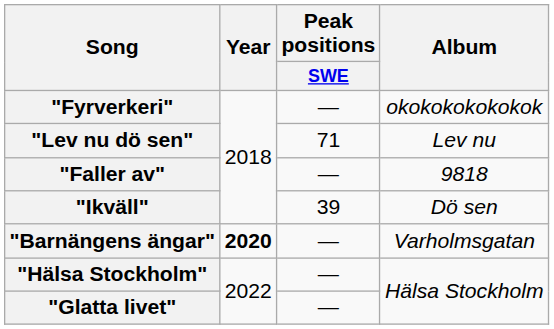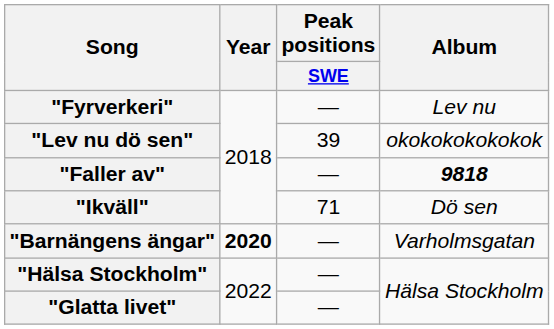(464, 106) okokokokokokok -> (464, 106) Lev nu
(328, 140) 71 -> (328, 140) 39
(464, 140) Lev nu -> (464, 140) okokokokokokok
(464, 173) normal -> (464, 173) bold
(328, 207) 39 -> (328, 207) 71
